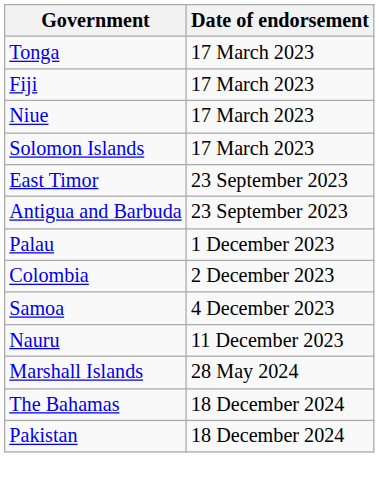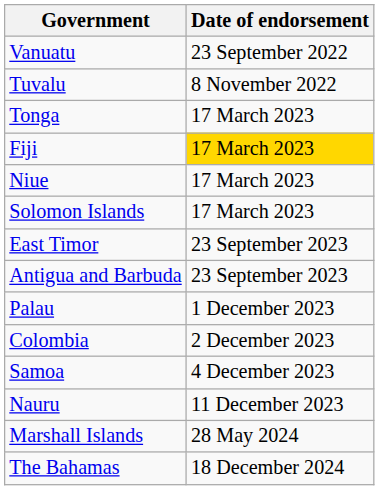+ row: (42, 52)
+ row: (37, 84)
(253, 84) no background -> (253, 148) gold background
- row: (43, 436)
